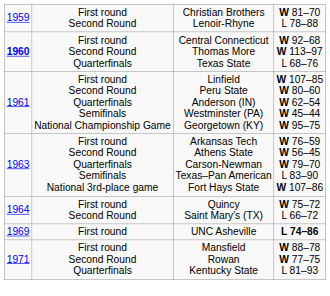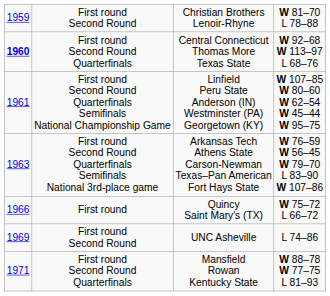(18, 210) 1964 -> (18, 210) 1966
(102, 210) First round Second Round -> (102, 210) First round
(102, 232) First round -> (102, 237) First round Second Round
(300, 232) bold -> (300, 237) normal
